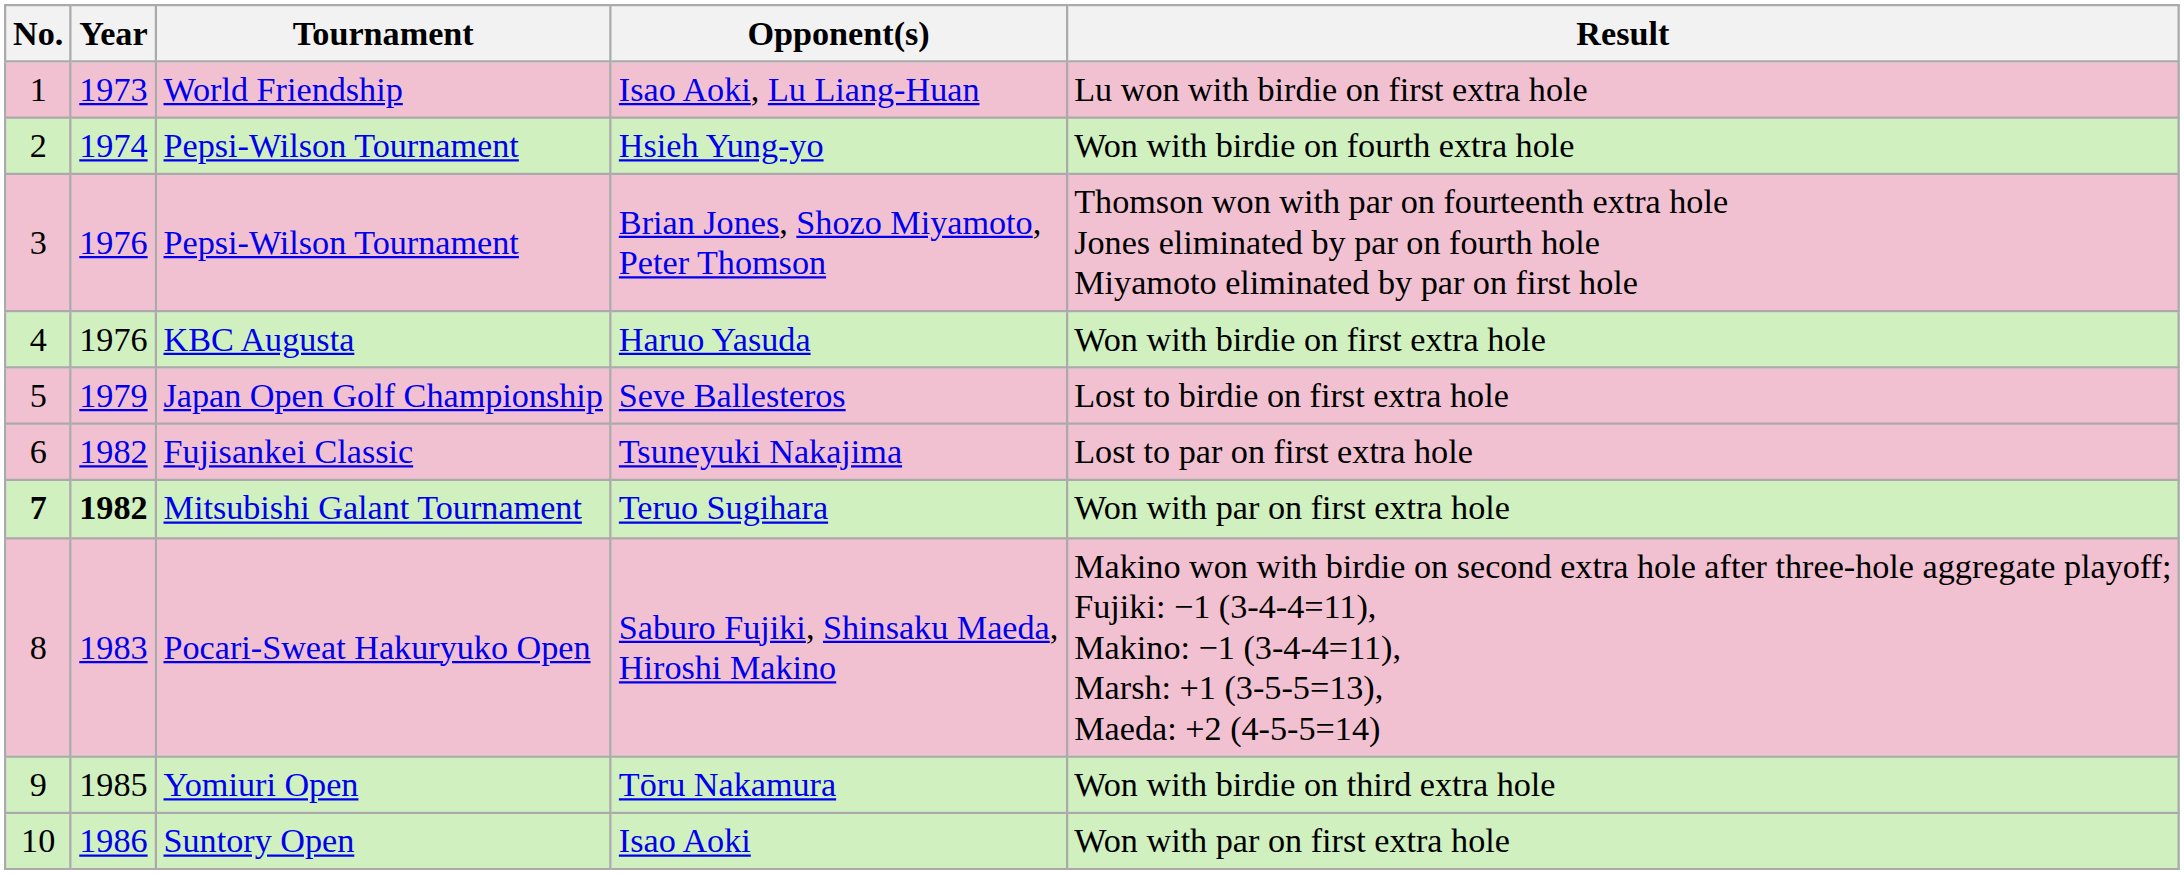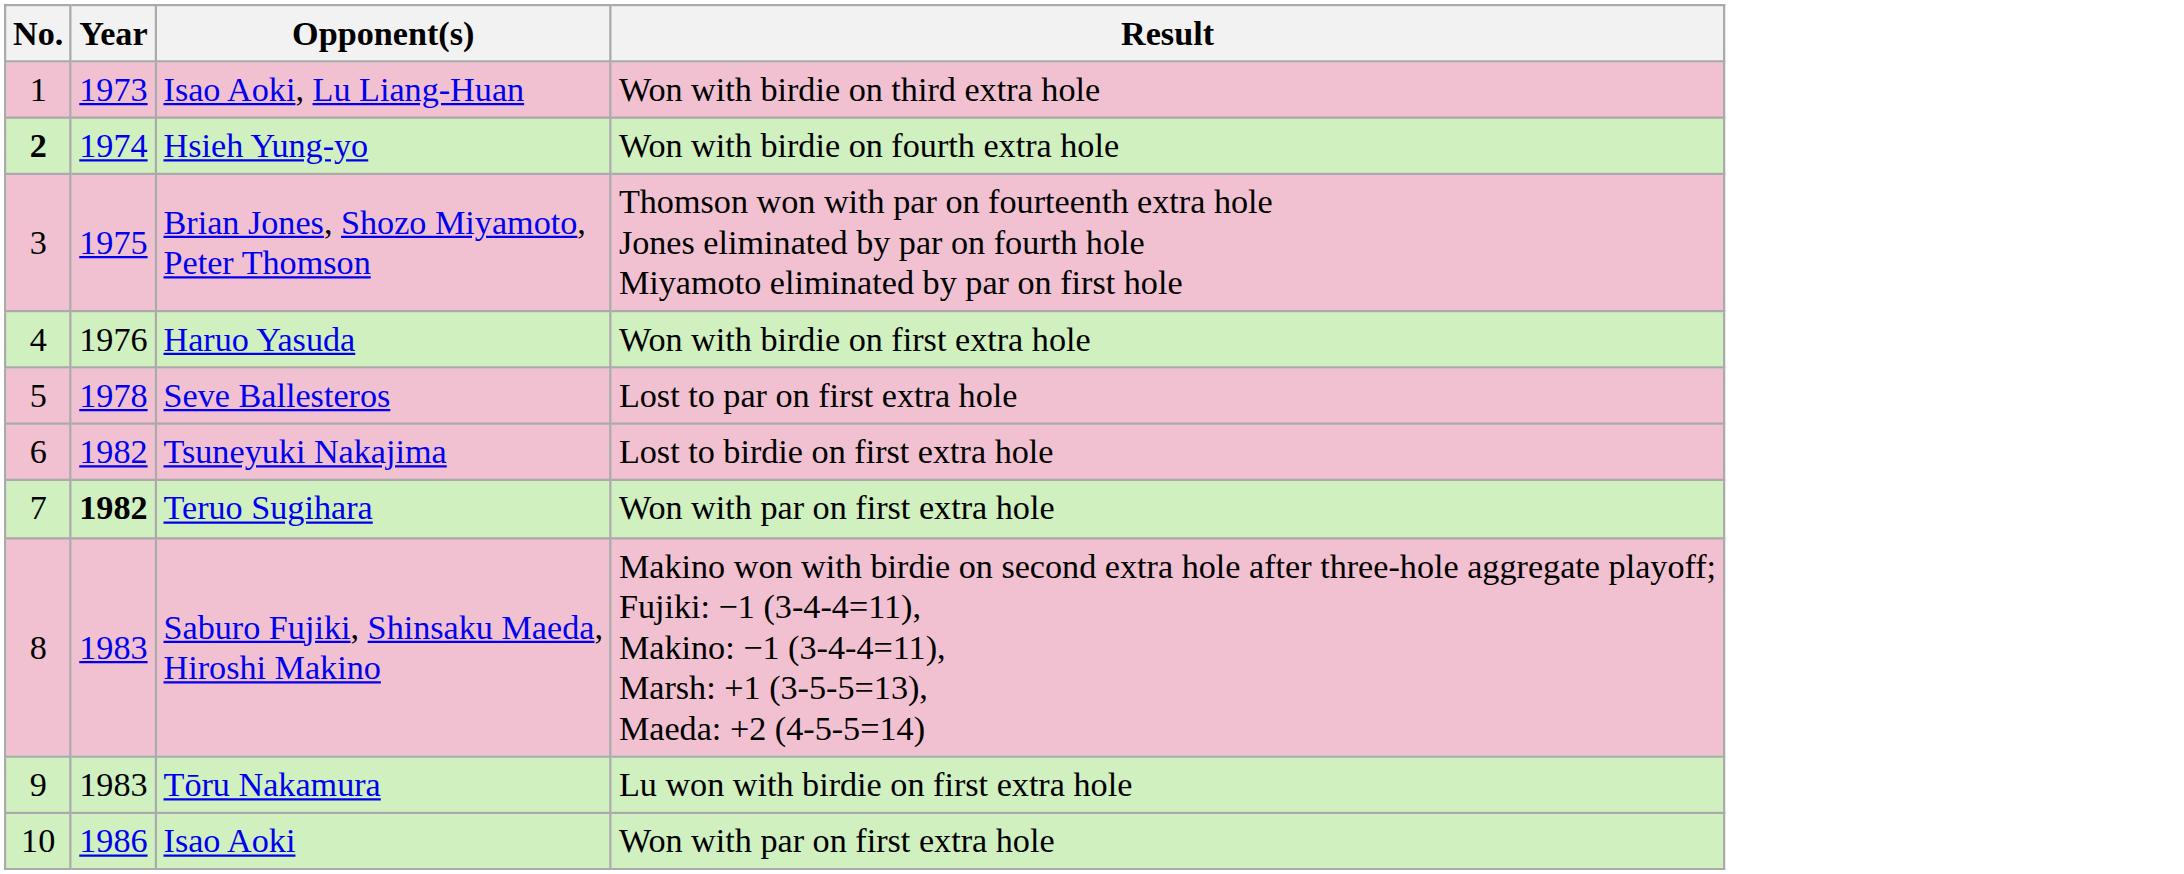- column: (383, 32)
(1331, 89) Lu won with birdie on first extra hole -> (860, 89) Won with birdie on third extra hole
(38, 145) normal -> (38, 145) bold
(113, 242) 1976 -> (113, 242) 1975
(113, 395) 1979 -> (113, 395) 1978
(1292, 395) Lost to birdie on first extra hole -> (818, 395) Lost to par on first extra hole
(1274, 452) Lost to par on first extra hole -> (836, 452) Lost to birdie on first extra hole
(38, 508) bold -> (38, 508) normal
(113, 783) 1985 -> (113, 783) 1983
(1315, 783) Won with birdie on third extra hole -> (876, 783) Lu won with birdie on first extra hole
